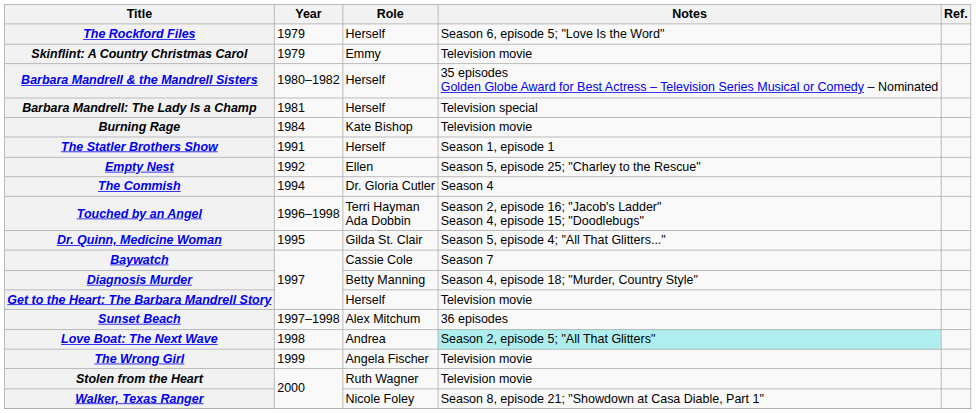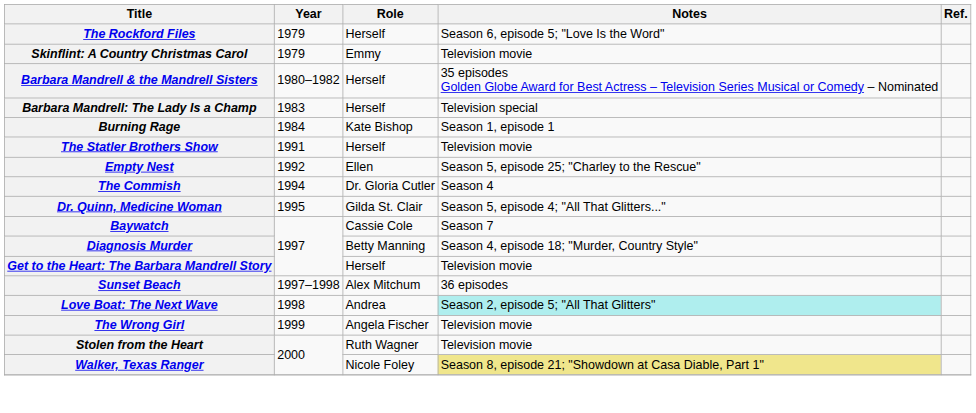(291, 107) 1981 -> (291, 107) 1983
(486, 127) Television movie -> (498, 127) Season 1, episode 1
(498, 147) Season 1, episode 1 -> (486, 147) Television movie
- row: (139, 213)
(602, 398) no background -> (602, 364) khaki background
